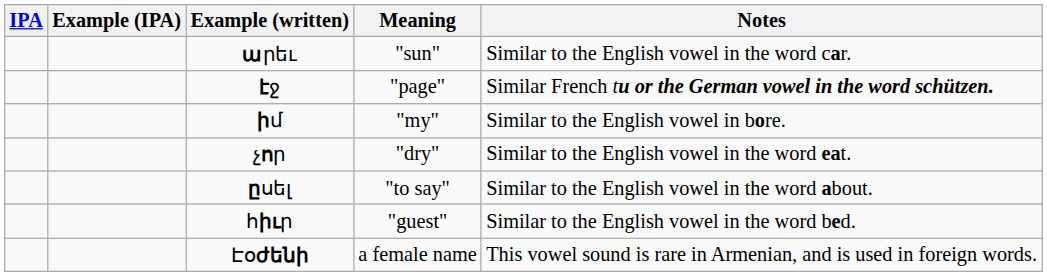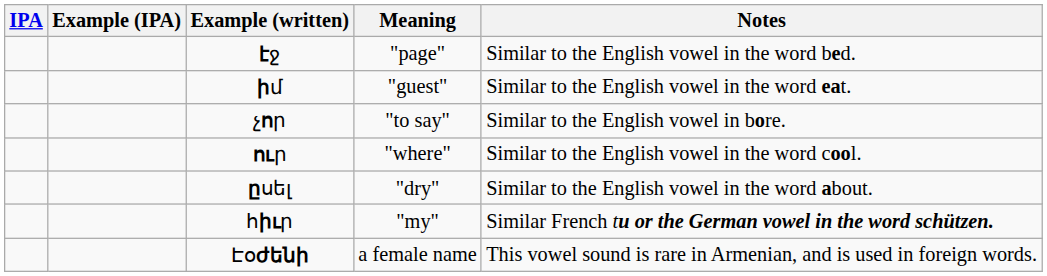- row: (270, 54)
(740, 86) Similar French tu or the German vowel in the word schützen. -> (671, 53) Similar to the English vowel in the word bed.
(418, 120) "my" -> (418, 86) "guest"
(636, 120) Similar to the English vowel in bore. -> (669, 86) Similar to the English vowel in the word eat.
(418, 153) "dry" -> (418, 120) "to say"
(669, 153) Similar to the English vowel in the word eat. -> (636, 120) Similar to the English vowel in bore.
+ row: (270, 154)
(418, 187) "to say" -> (418, 187) "dry"
(418, 220) "guest" -> (418, 220) "my"
(671, 220) Similar to the English vowel in the word bed. -> (740, 220) Similar French tu or the German vowel in the word schützen.
